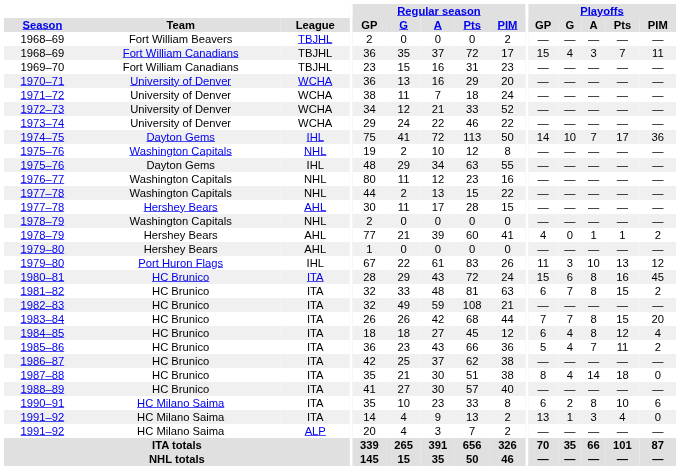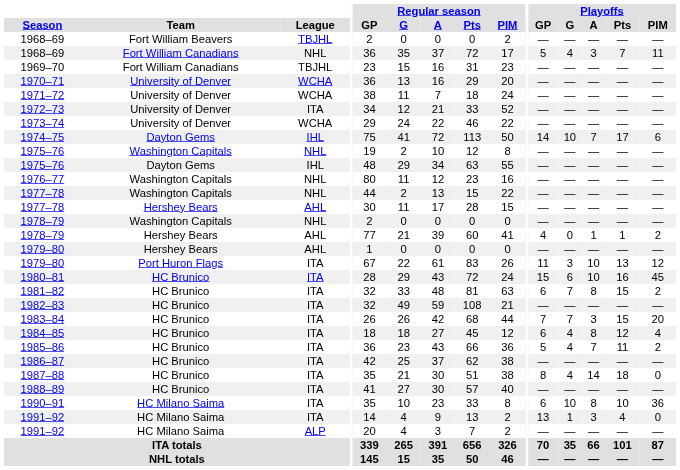(315, 53) TBJHL -> (315, 53) NHL
(543, 53) 15 -> (543, 53) 5
(315, 109) WCHA -> (315, 109) ITA
(658, 137) 36 -> (658, 137) 6
(315, 263) IHL -> (315, 263) ITA
(593, 277) 8 -> (594, 277) 10
(593, 319) 8 -> (593, 319) 3
(570, 403) 2 -> (570, 403) 10
(658, 403) 6 -> (658, 403) 36
